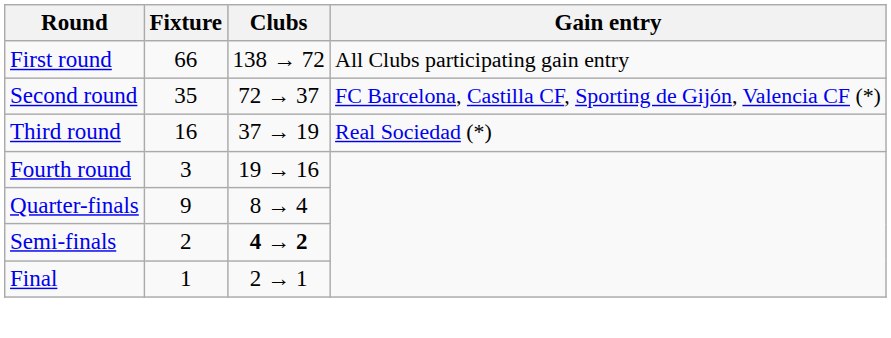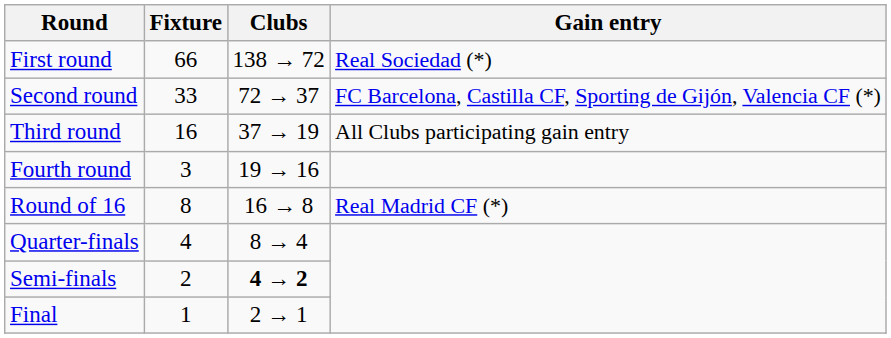(482, 59) All Clubs participating gain entry -> (413, 59) Real Sociedad (*)
(186, 95) 35 -> (186, 95) 33
(413, 132) Real Sociedad (*) -> (482, 132) All Clubs participating gain entry
+ row: (68, 205)
(186, 205) 9 -> (186, 242) 4
